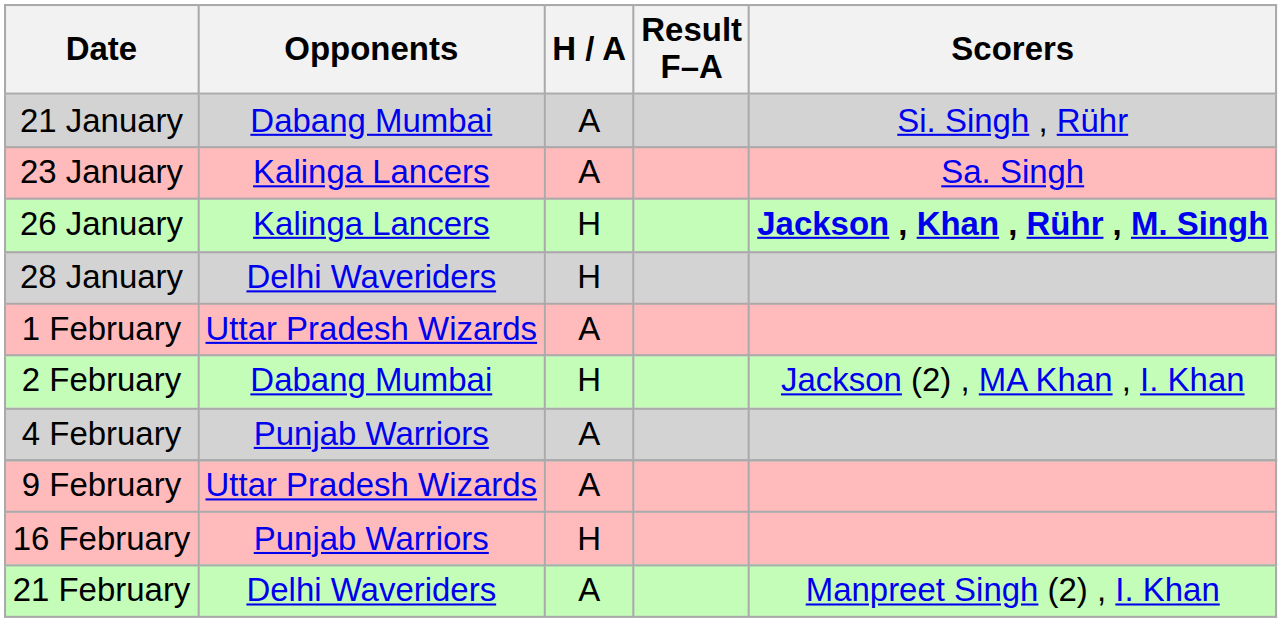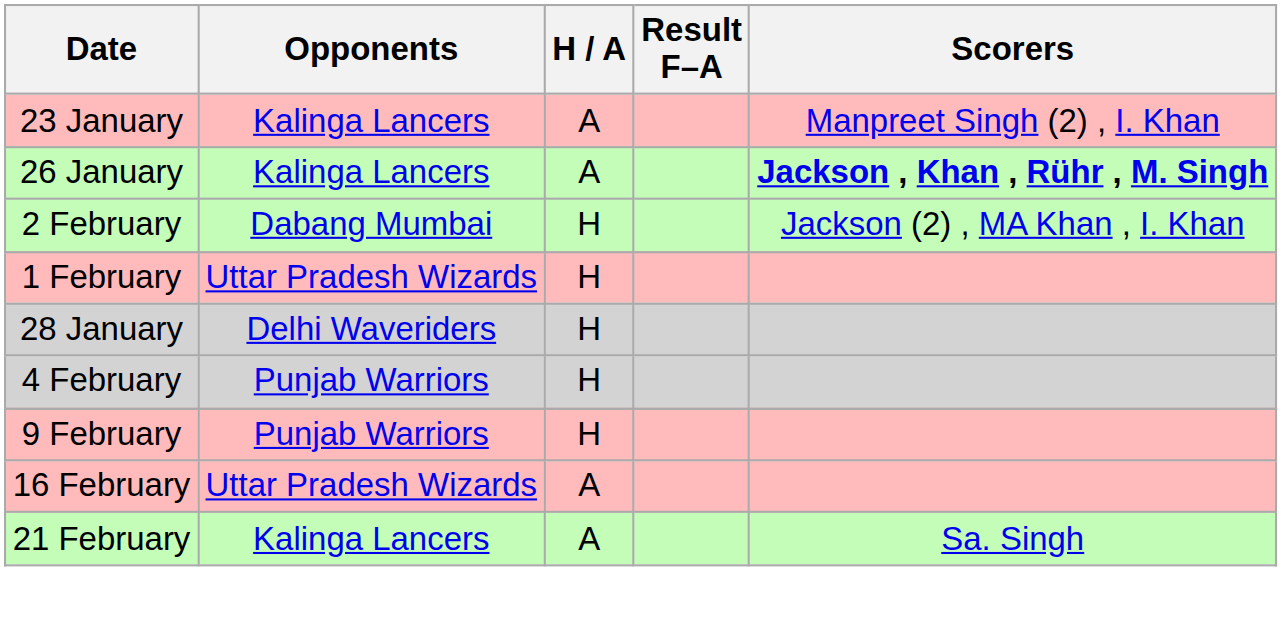- row: (101, 119)
(1013, 172) Sa. Singh -> (1013, 119) Manpreet Singh (2) , I. Khan
(589, 224) H -> (589, 172) A
rows swapped: (101, 276) <-> (101, 381)
(589, 329) A -> (589, 276) H
(589, 433) A -> (589, 381) H
(371, 485) Uttar Pradesh Wizards -> (371, 433) Punjab Warriors
(589, 485) A -> (589, 433) H
(371, 538) Punjab Warriors -> (371, 485) Uttar Pradesh Wizards
(589, 538) H -> (589, 485) A
(371, 590) Delhi Waveriders -> (371, 538) Kalinga Lancers
(1013, 590) Manpreet Singh (2) , I. Khan -> (1013, 538) Sa. Singh
